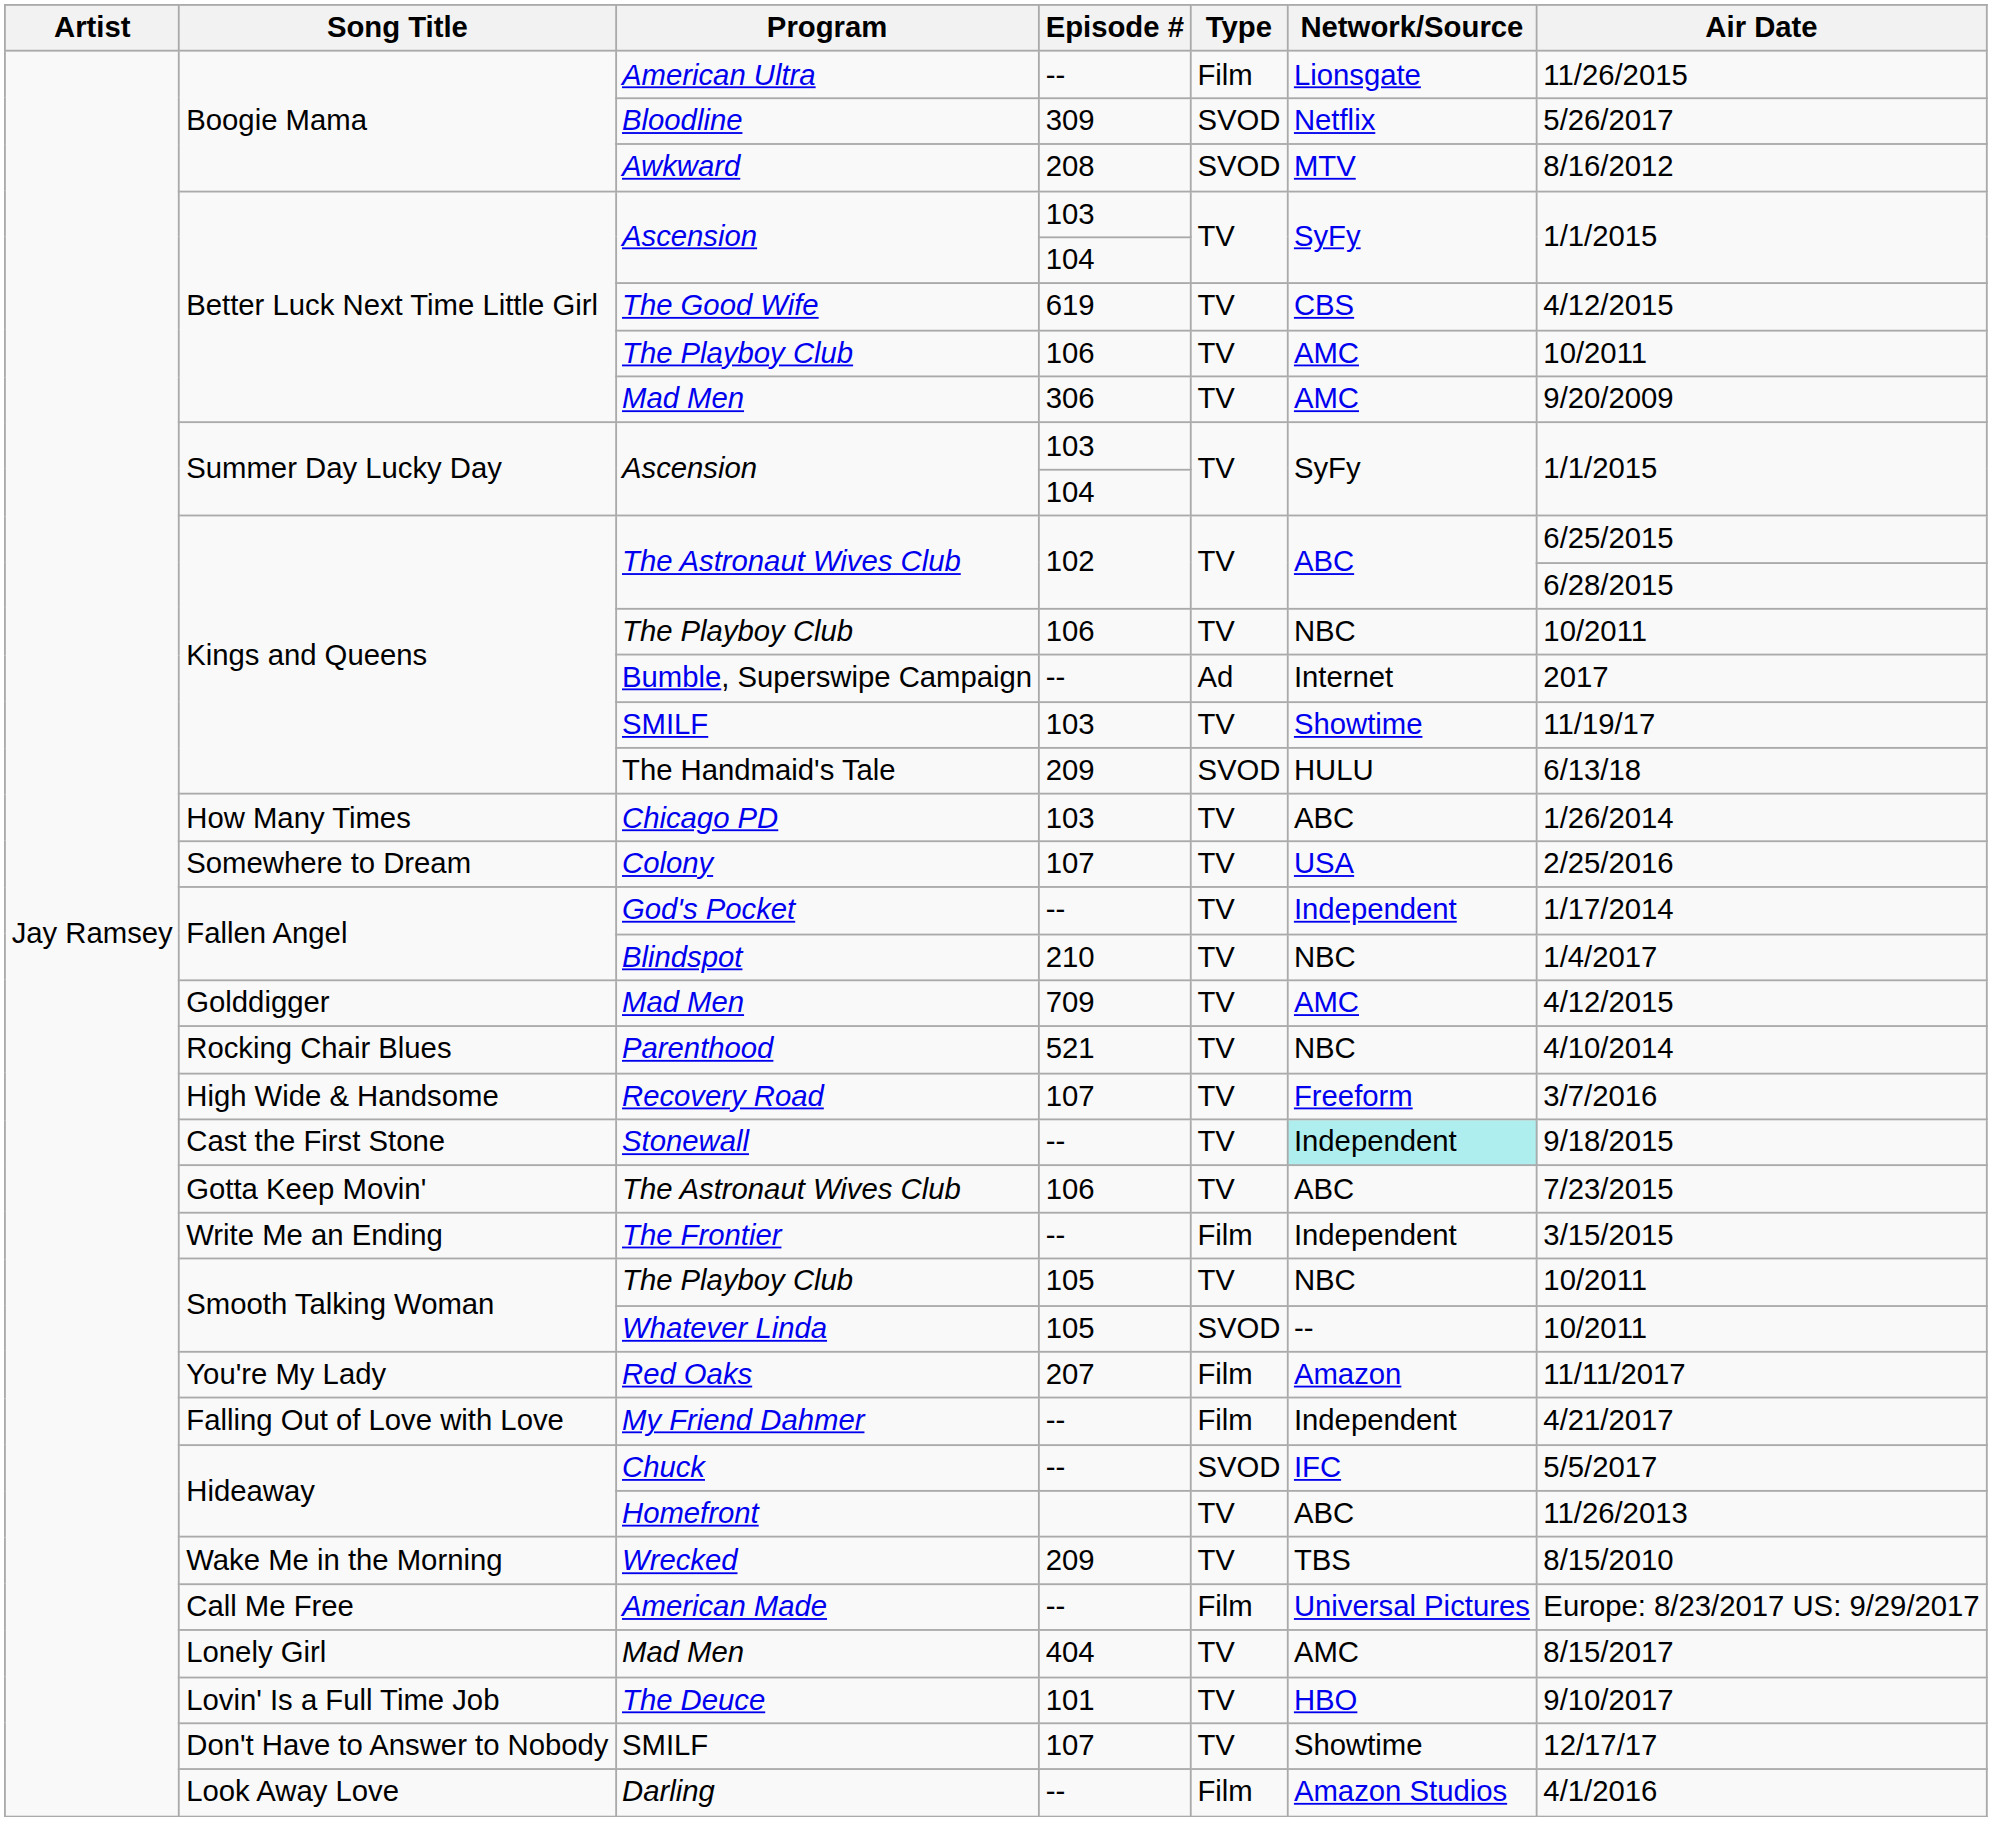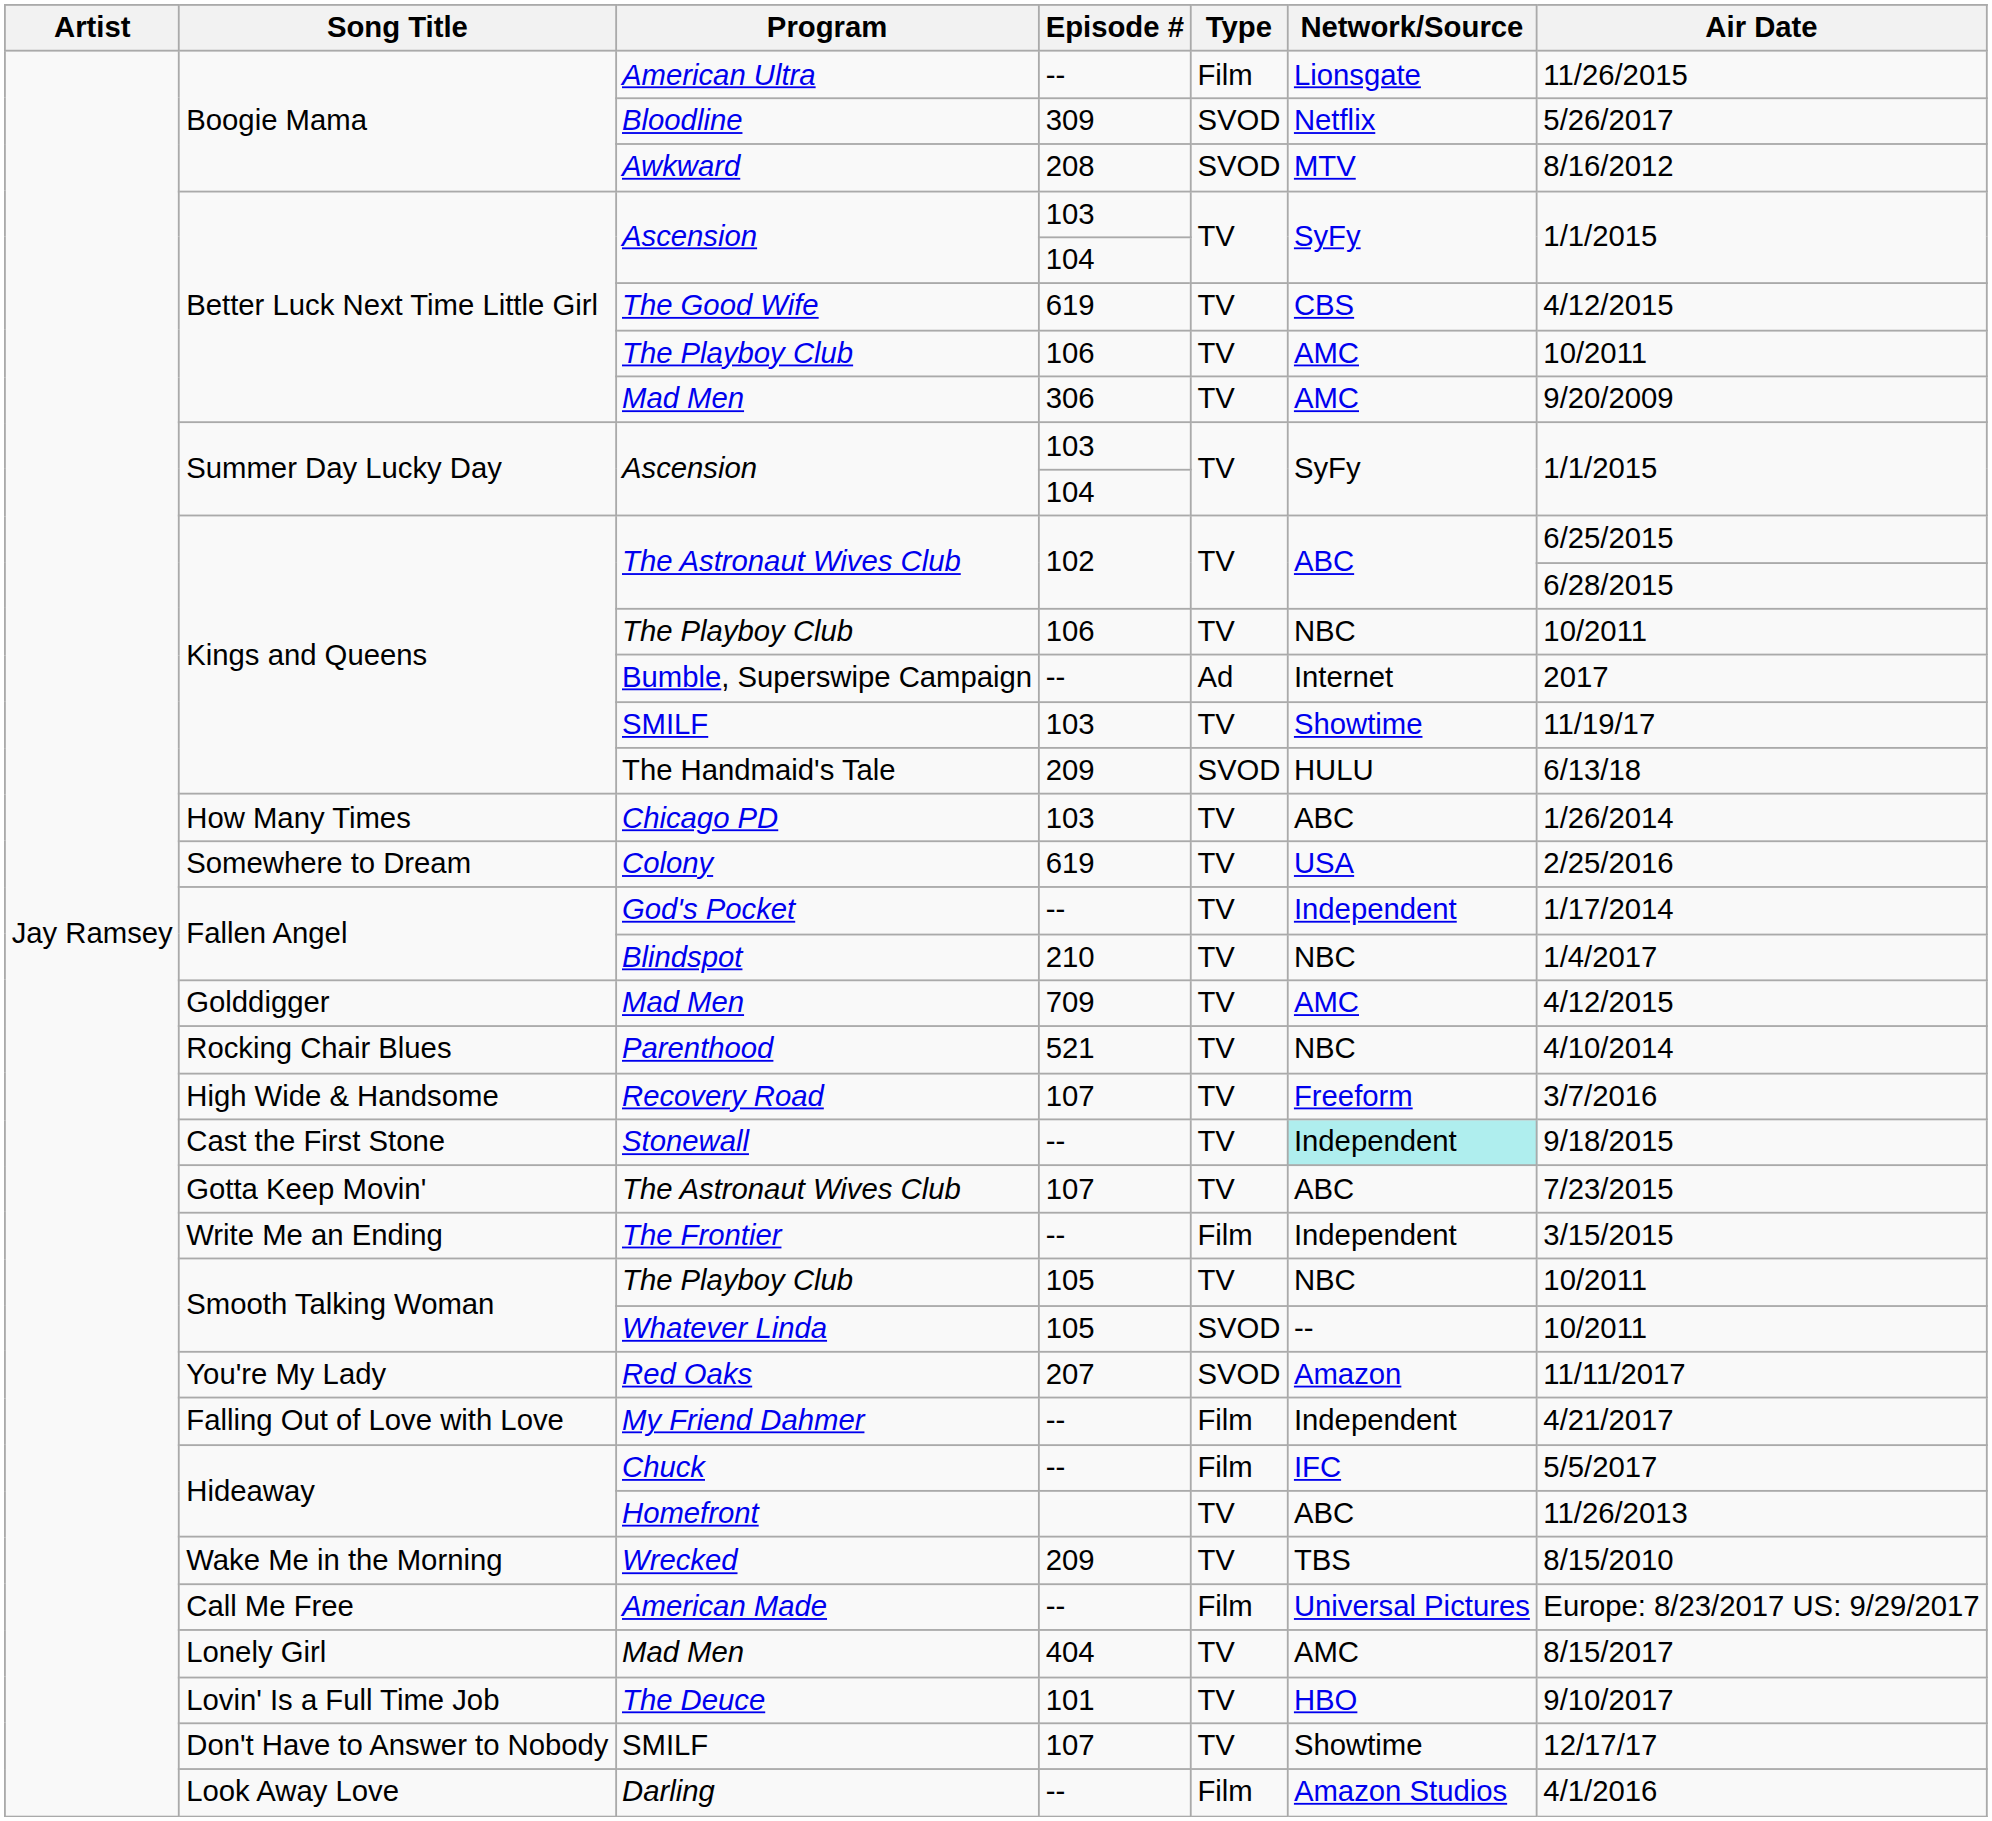(1070, 863) 107 -> (1070, 863) 619
(1070, 1188) 106 -> (1070, 1188) 107
(1225, 1374) Film -> (1239, 1374) SVOD
(1239, 1467) SVOD -> (1225, 1467) Film
